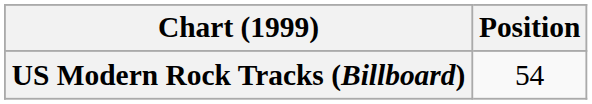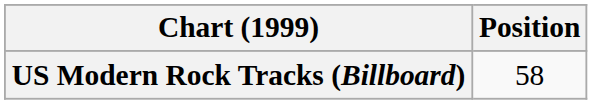(530, 74) 54 -> (530, 74) 58
